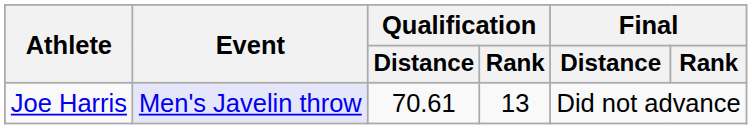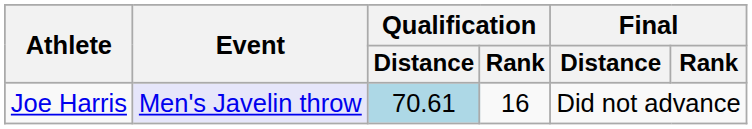(424, 104) no background -> (424, 104) lightblue background
(515, 104) 13 -> (515, 104) 16
